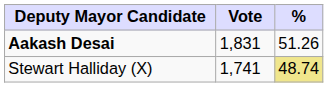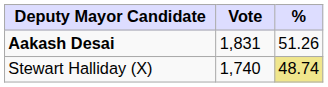(240, 69) 1,741 -> (240, 69) 1,740
